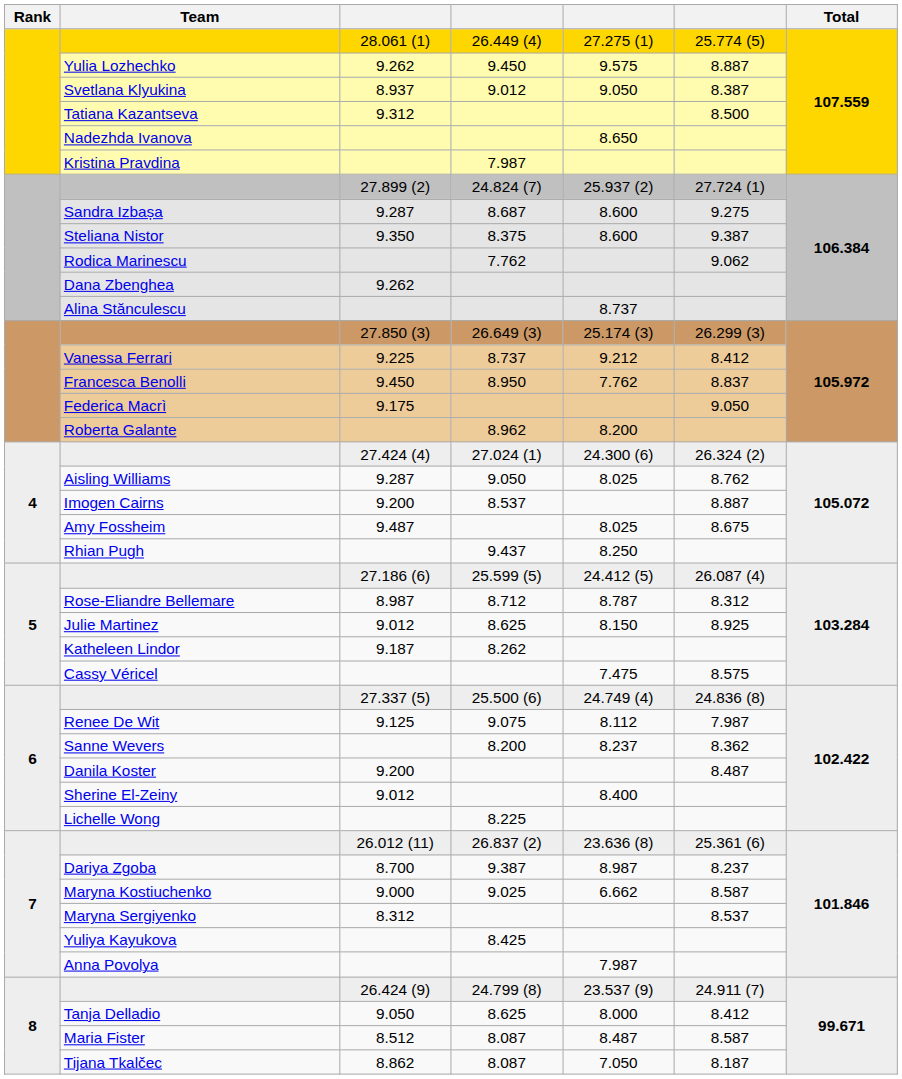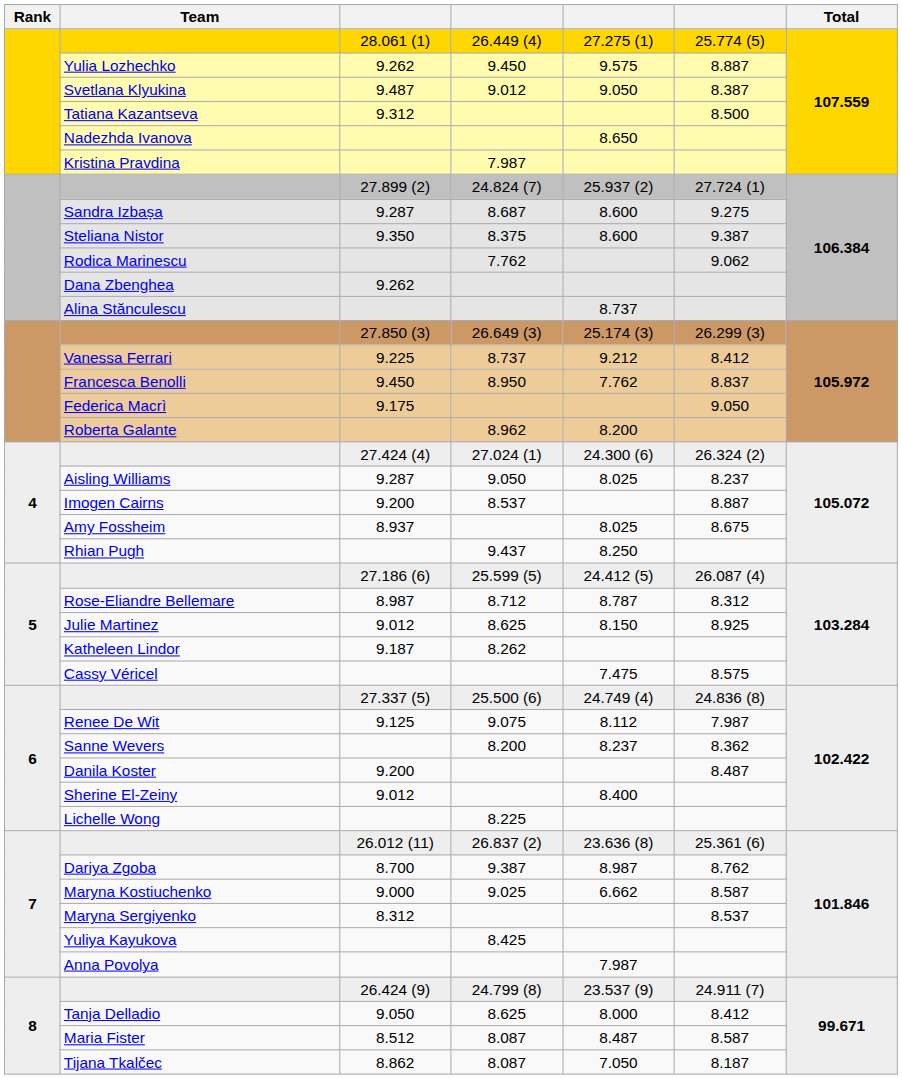(395, 90) 8.937 -> (395, 90) 9.487
(730, 479) 8.762 -> (730, 479) 8.237
(395, 527) 9.487 -> (395, 527) 8.937
(730, 867) 8.237 -> (730, 867) 8.762
